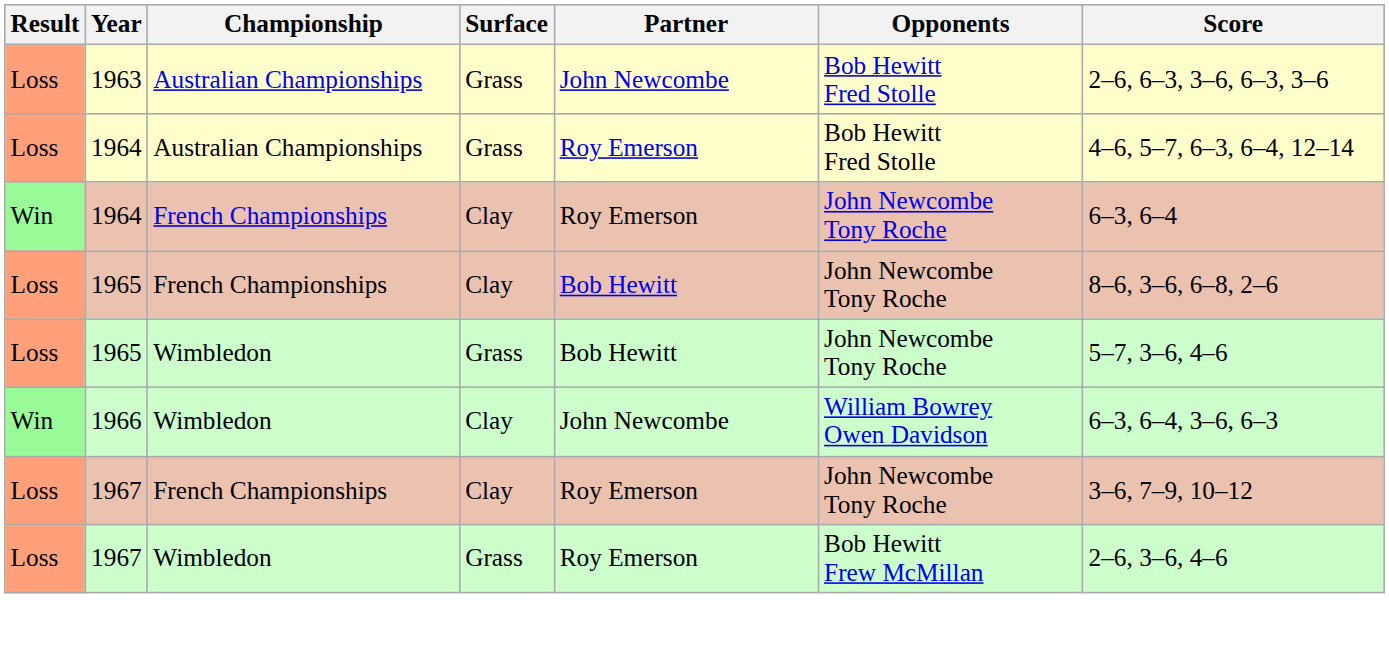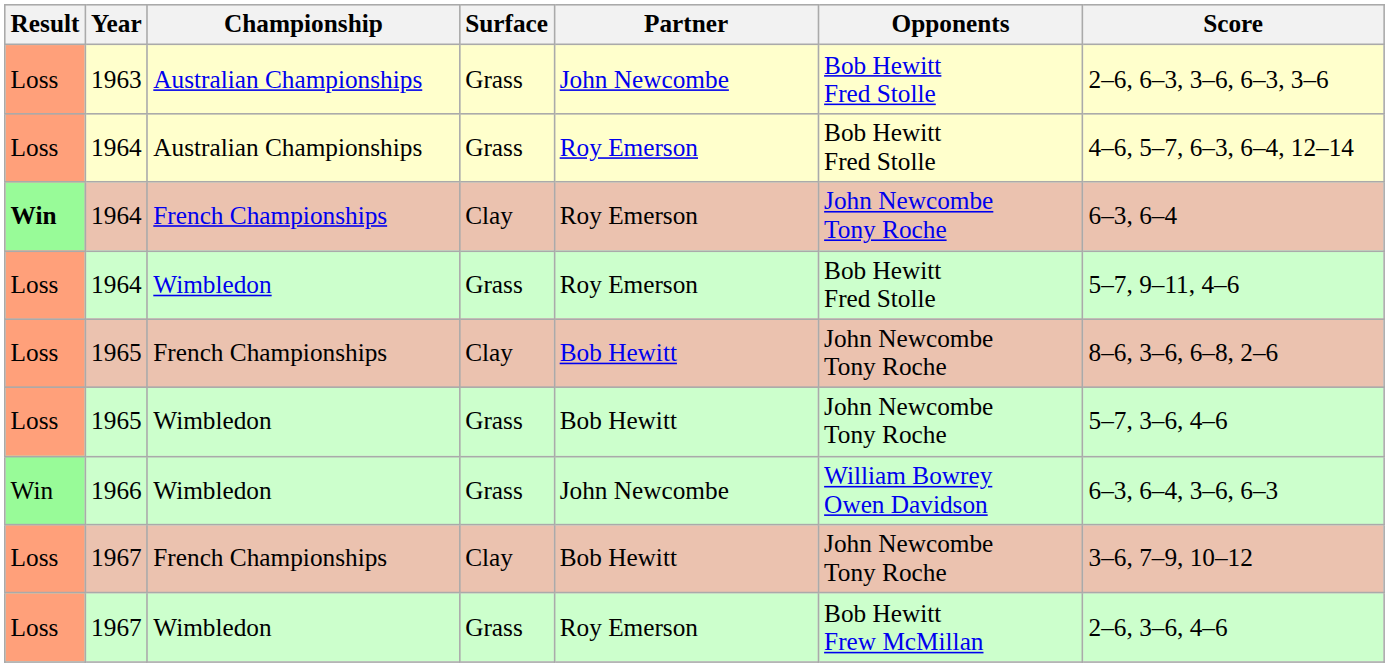(32, 215) normal -> (34, 215) bold
+ row: (116, 284)
(489, 421) Clay -> (494, 490) Grass
(629, 490) Roy Emerson -> (618, 558) Bob Hewitt
